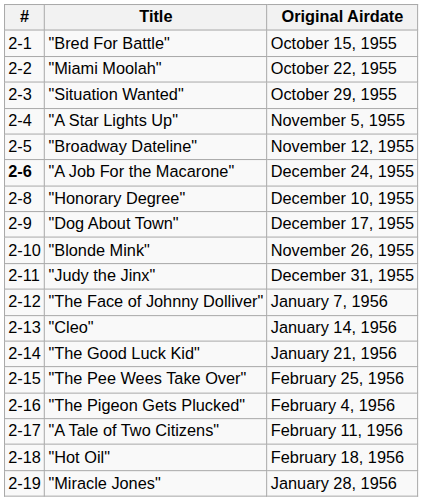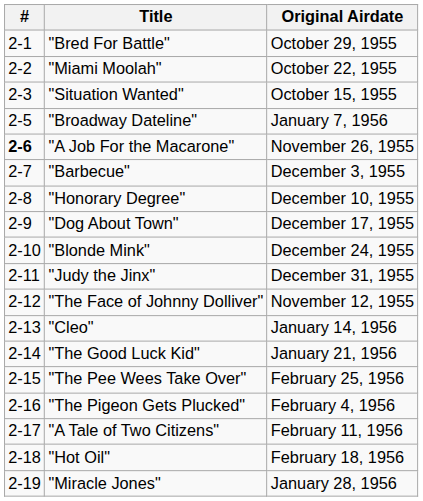(334, 43) October 15, 1955 -> (334, 43) October 29, 1955
(334, 95) October 29, 1955 -> (334, 95) October 15, 1955
- row: (113, 120)
(342, 146) November 12, 1955 -> (329, 120) January 7, 1956
(342, 172) December 24, 1955 -> (342, 146) November 26, 1955
+ row: (89, 172)
(342, 250) November 26, 1955 -> (342, 250) December 24, 1955
(329, 302) January 7, 1956 -> (342, 302) November 12, 1955
